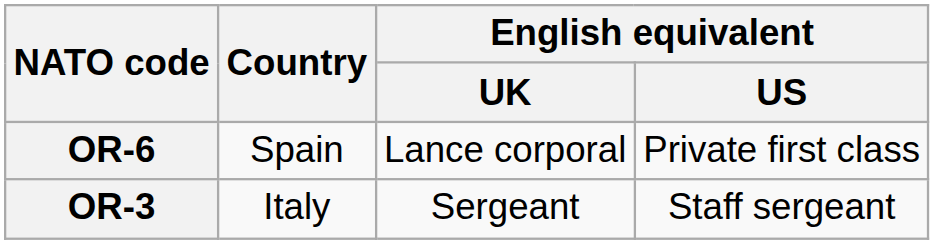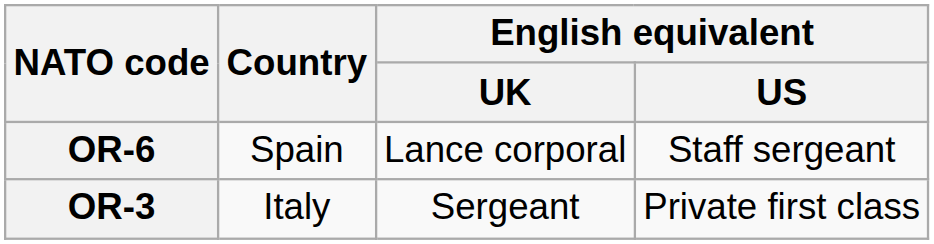(782, 149) Private first class -> (782, 149) Staff sergeant
(782, 207) Staff sergeant -> (782, 207) Private first class
